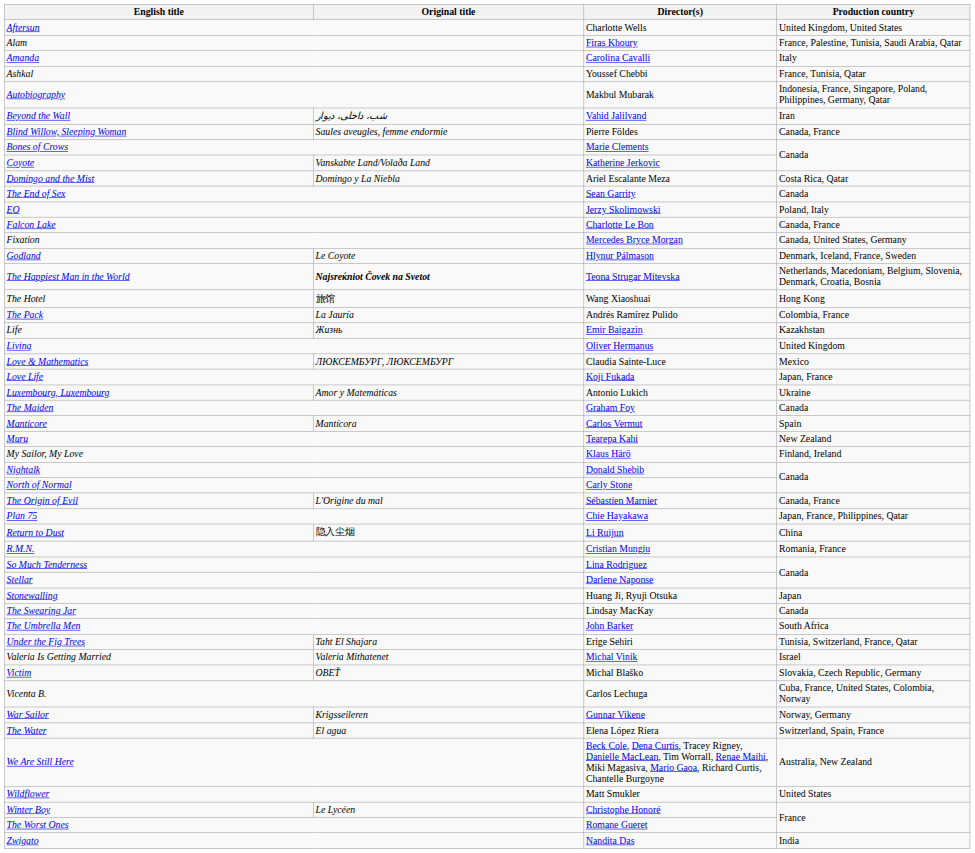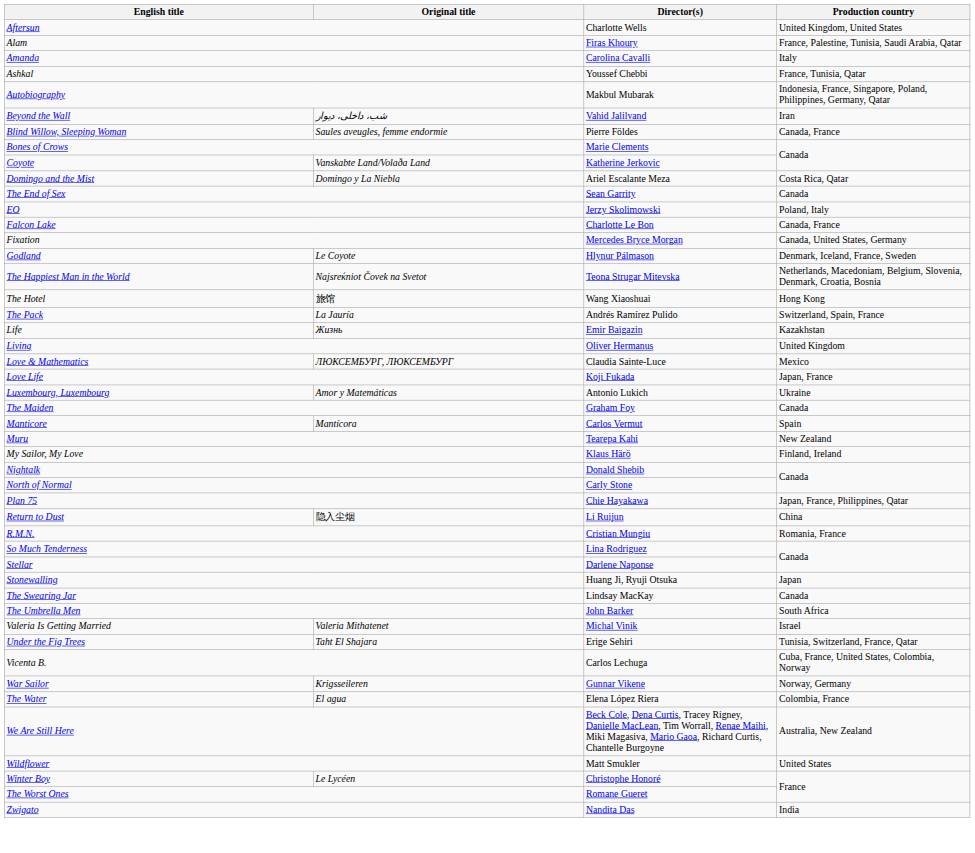(373, 276) bold -> (371, 276) normal
(814, 315) Colombia, France -> (832, 315) Switzerland, Spain, France
- row: (42, 501)
rows swapped: (46, 642) <-> (59, 657)
- row: (19, 673)
(832, 730) Switzerland, Spain, France -> (814, 699) Colombia, France
